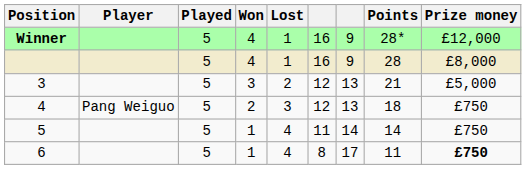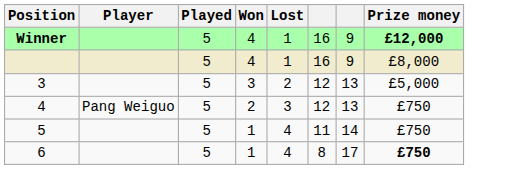- column: (393, 16)
(471, 39) normal -> (414, 39) bold
